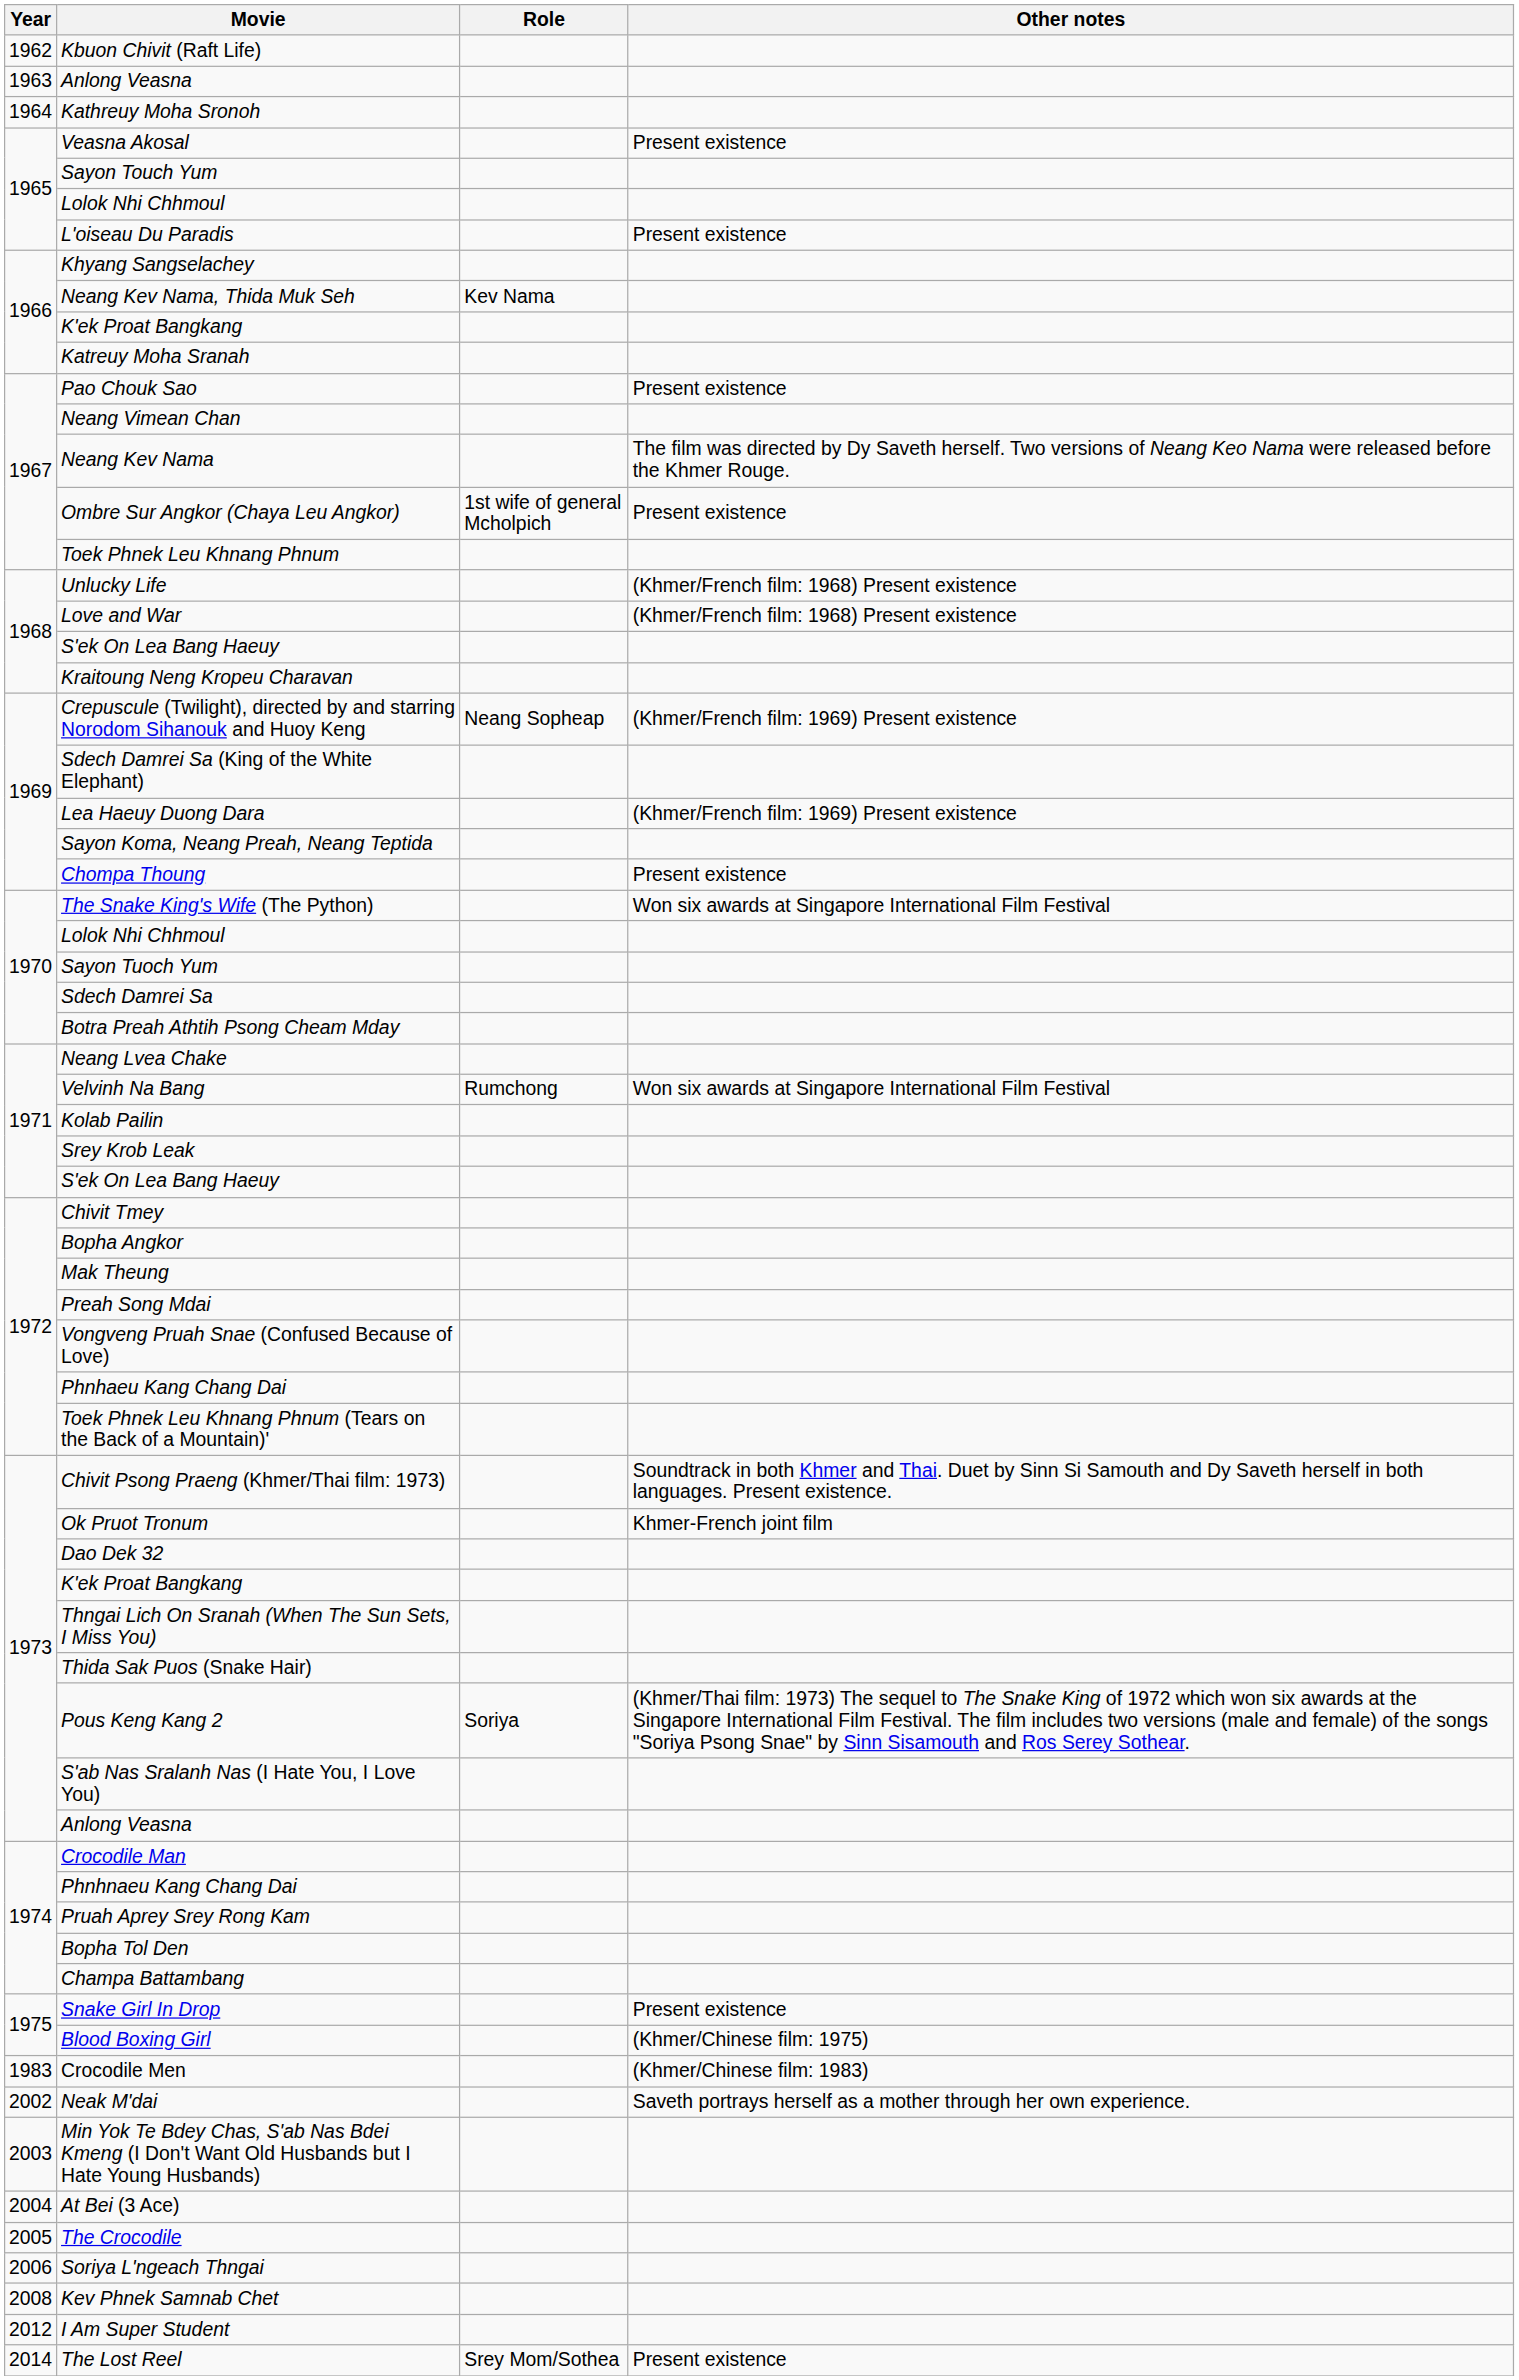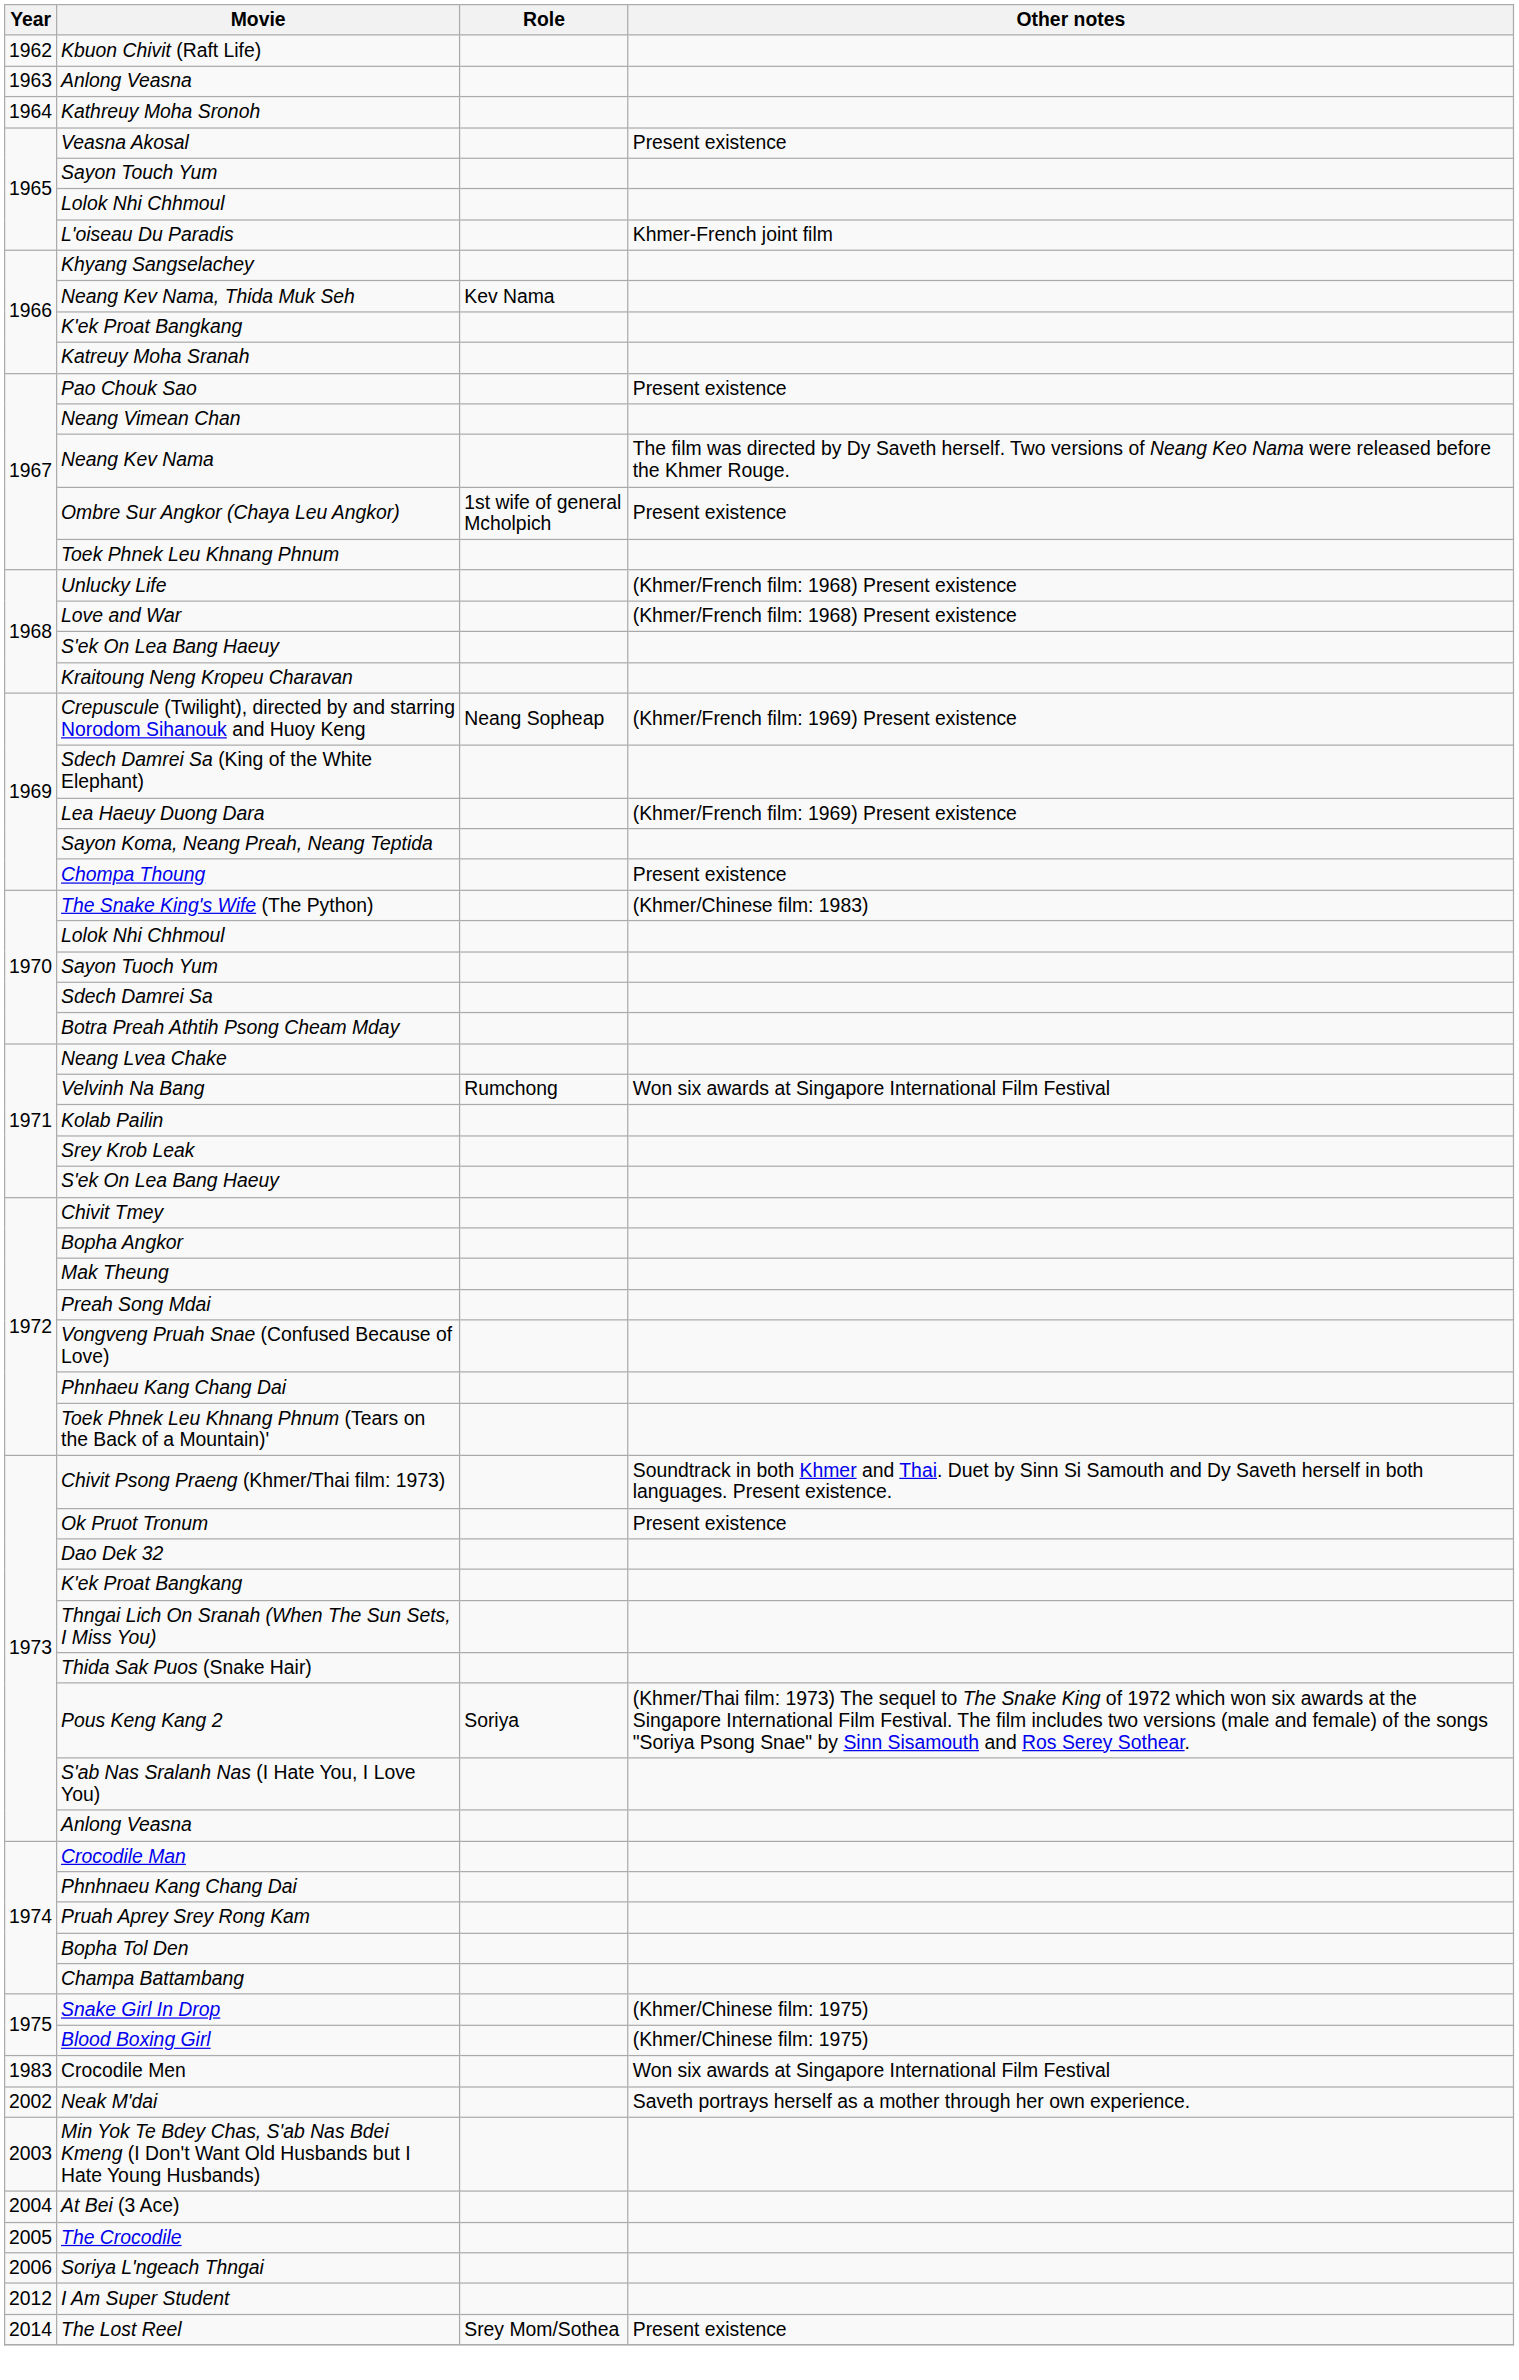(710, 234) Present existence -> (733, 234) Khmer-French joint film
(871, 905) Won six awards at Singapore International Film Festival -> (751, 905) (Khmer/Chinese film: 1983)
(733, 1523) Khmer-French joint film -> (710, 1523) Present existence
(710, 2009) Present existence -> (751, 2009) (Khmer/Chinese film: 1975)
(751, 2070) (Khmer/Chinese film: 1983) -> (871, 2070) Won six awards at Singapore International Film Festival
- row: (31, 2298)
